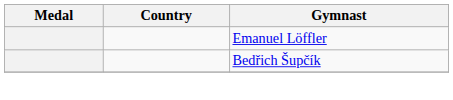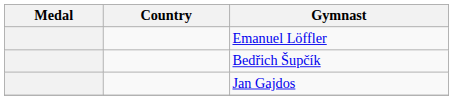+ row: (264, 83)
